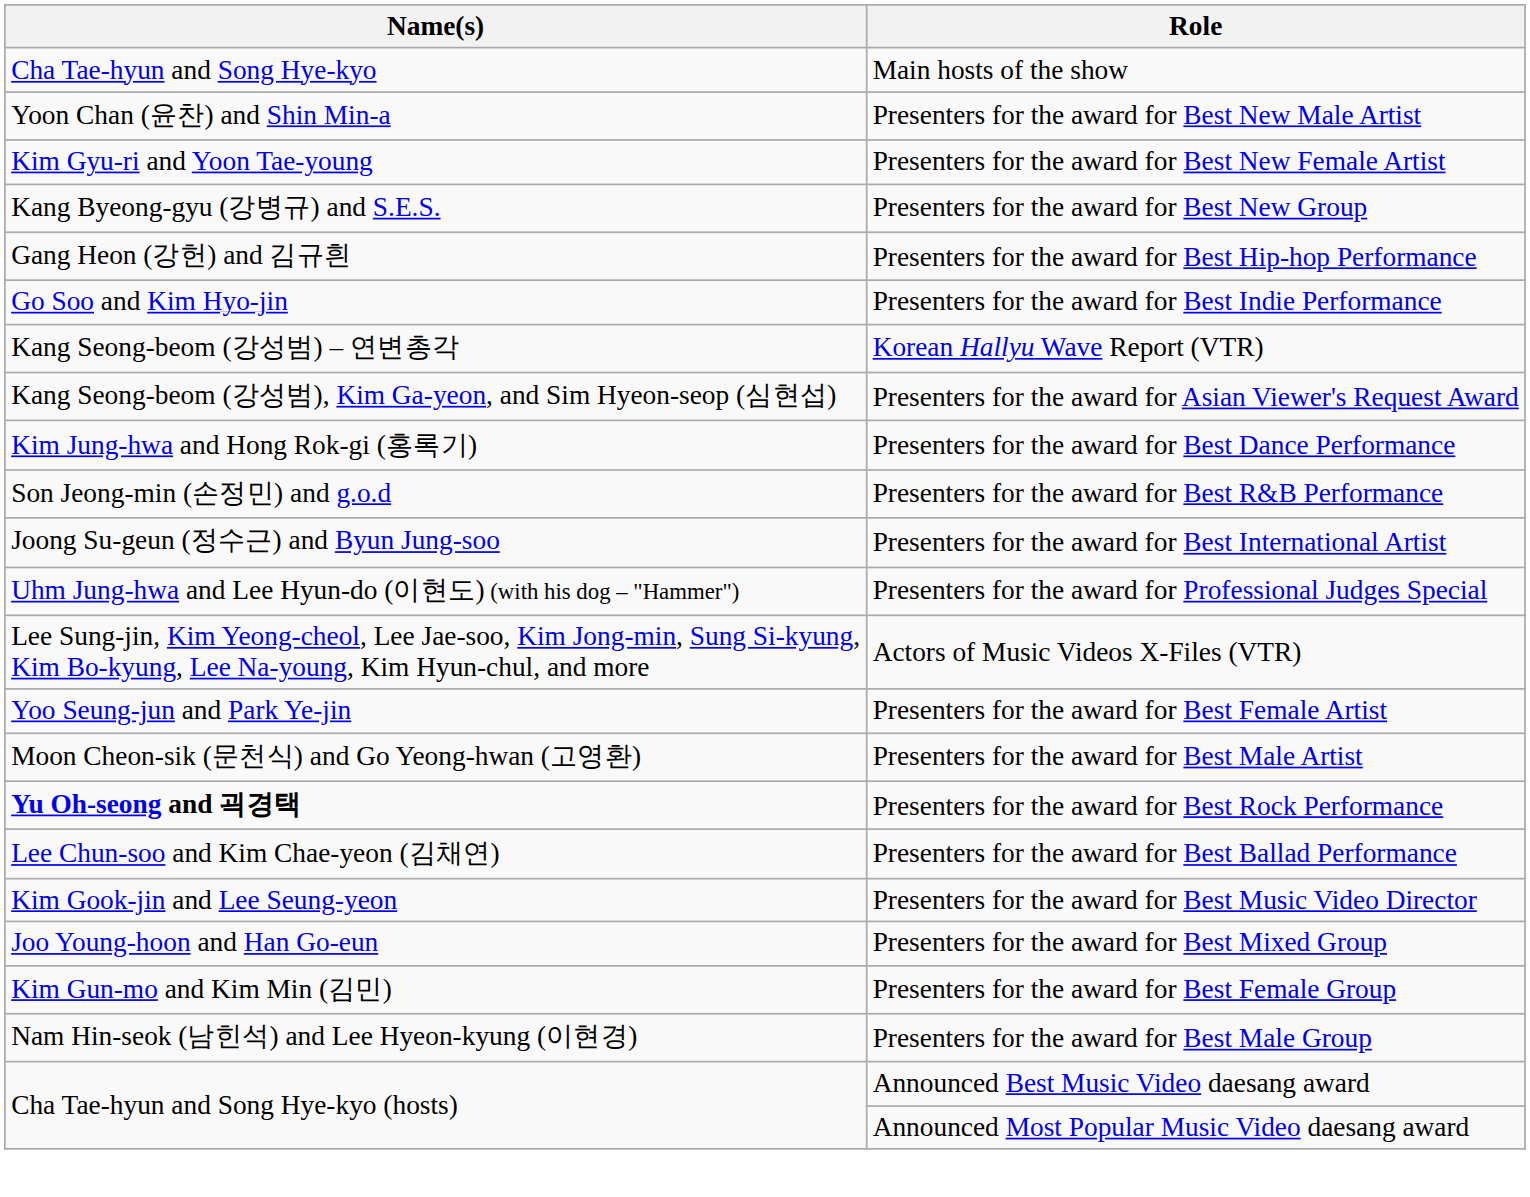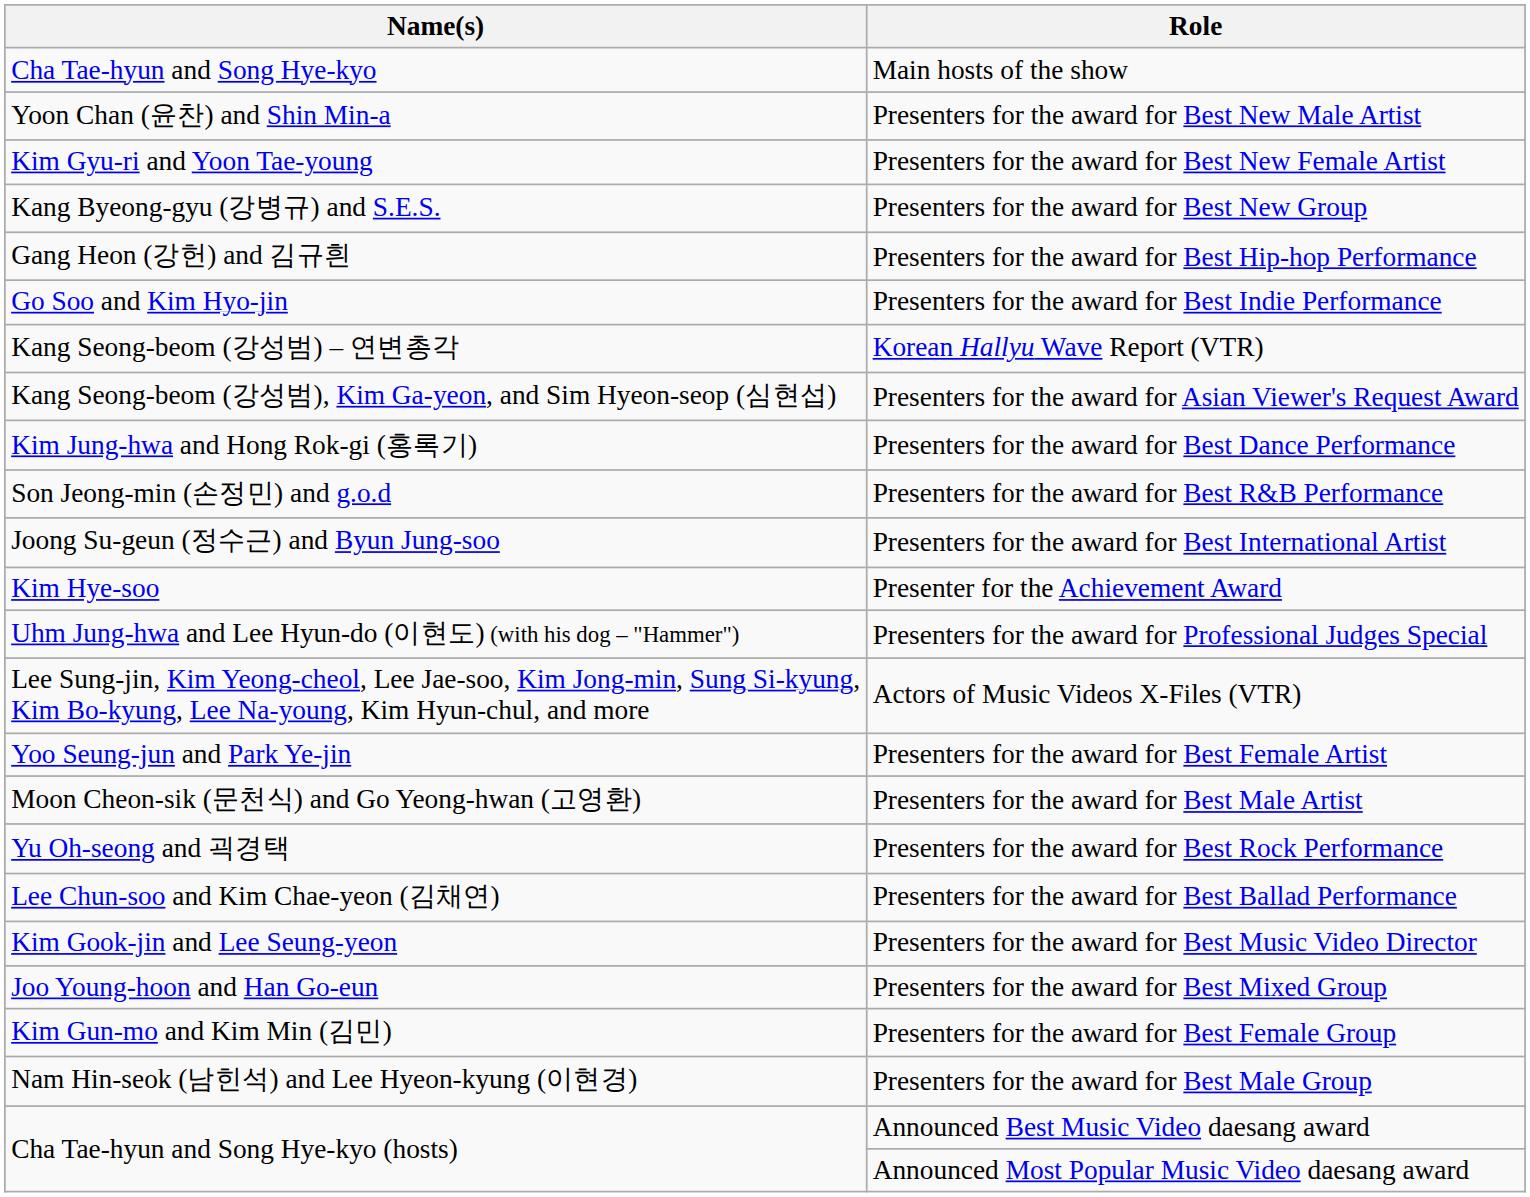+ row: (1077, 587)
(156, 804) bold -> (151, 847) normal
